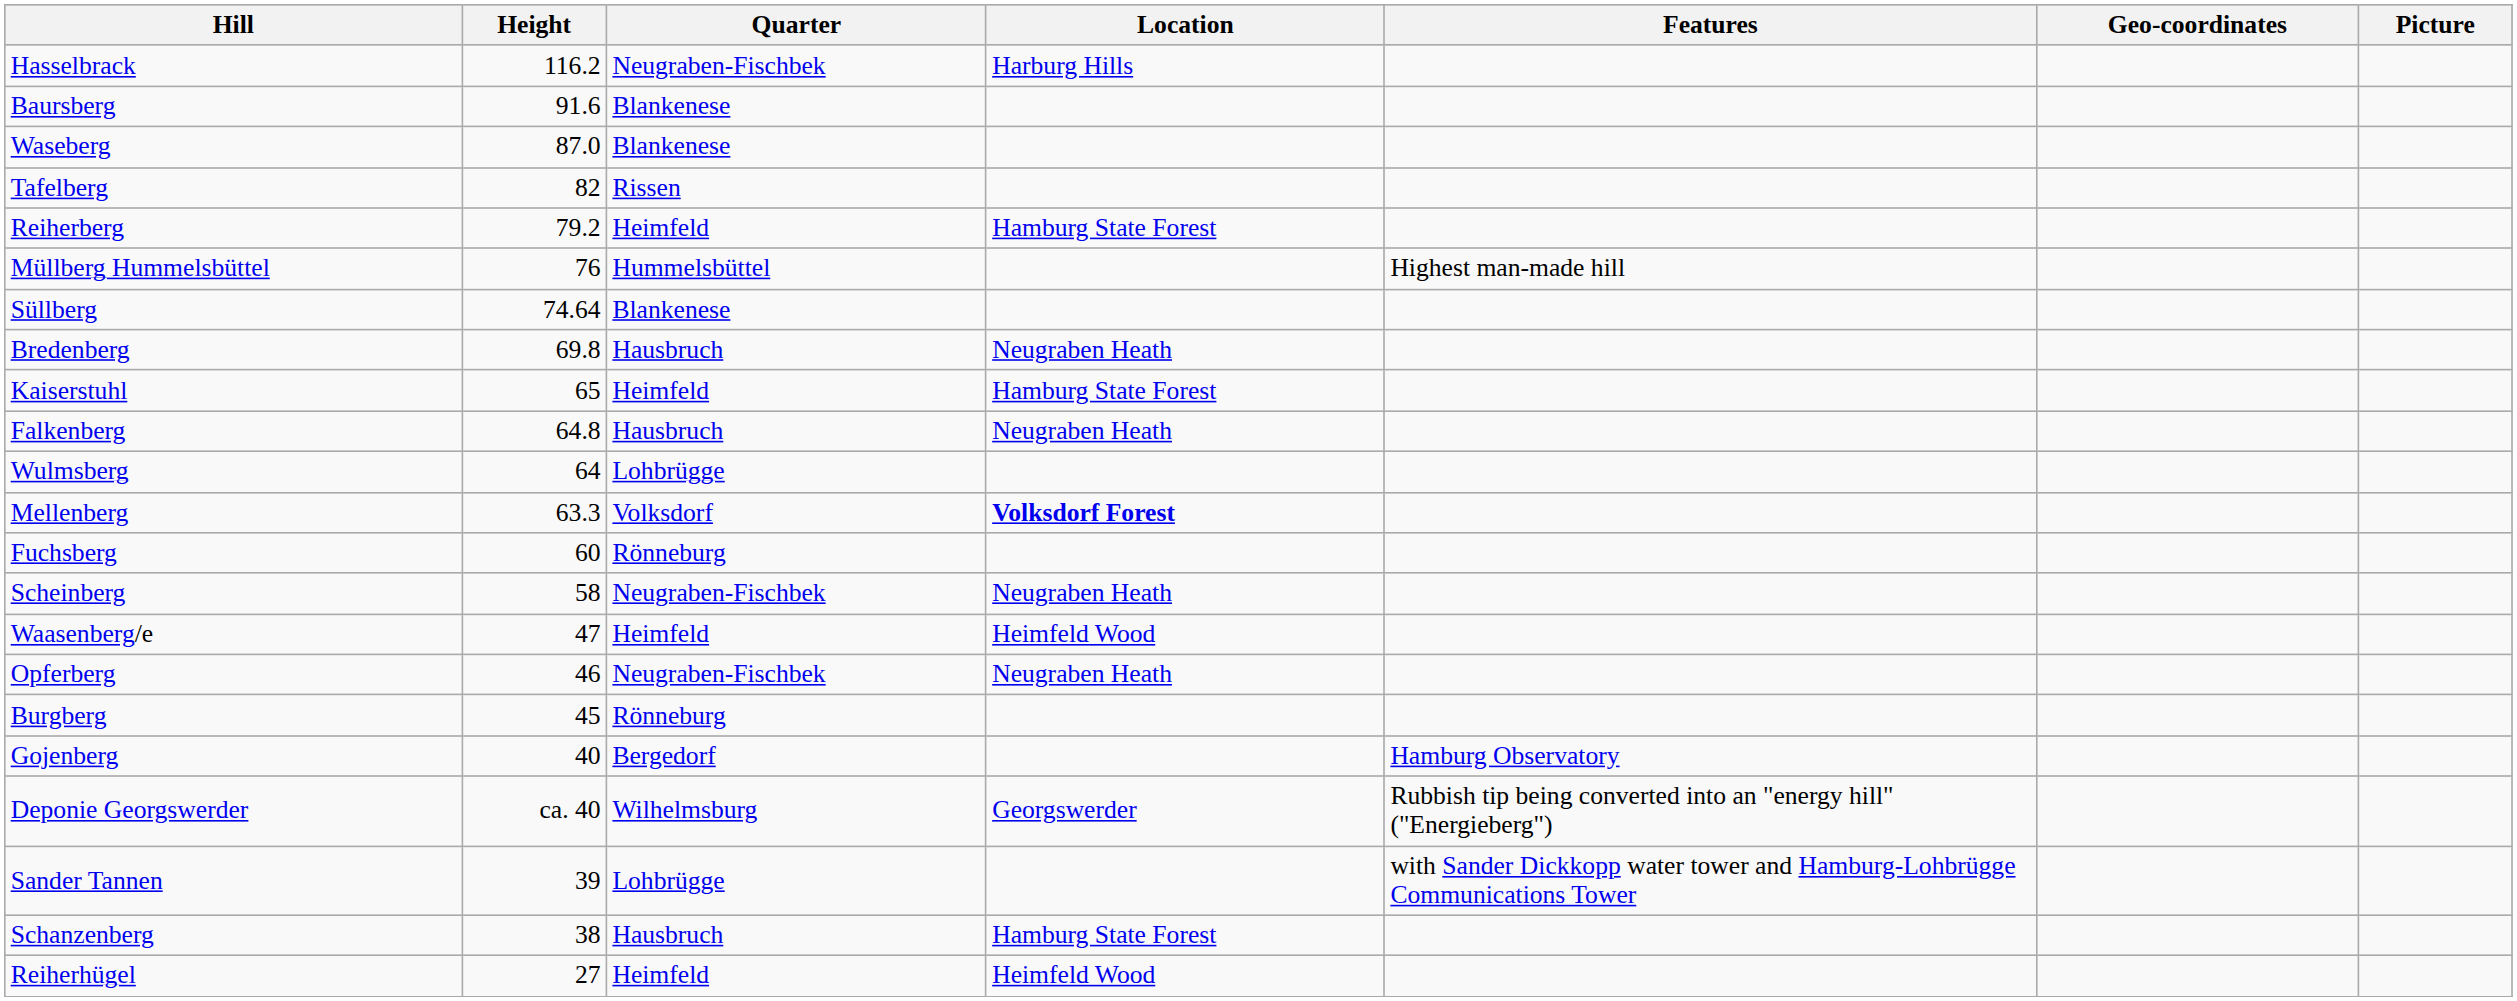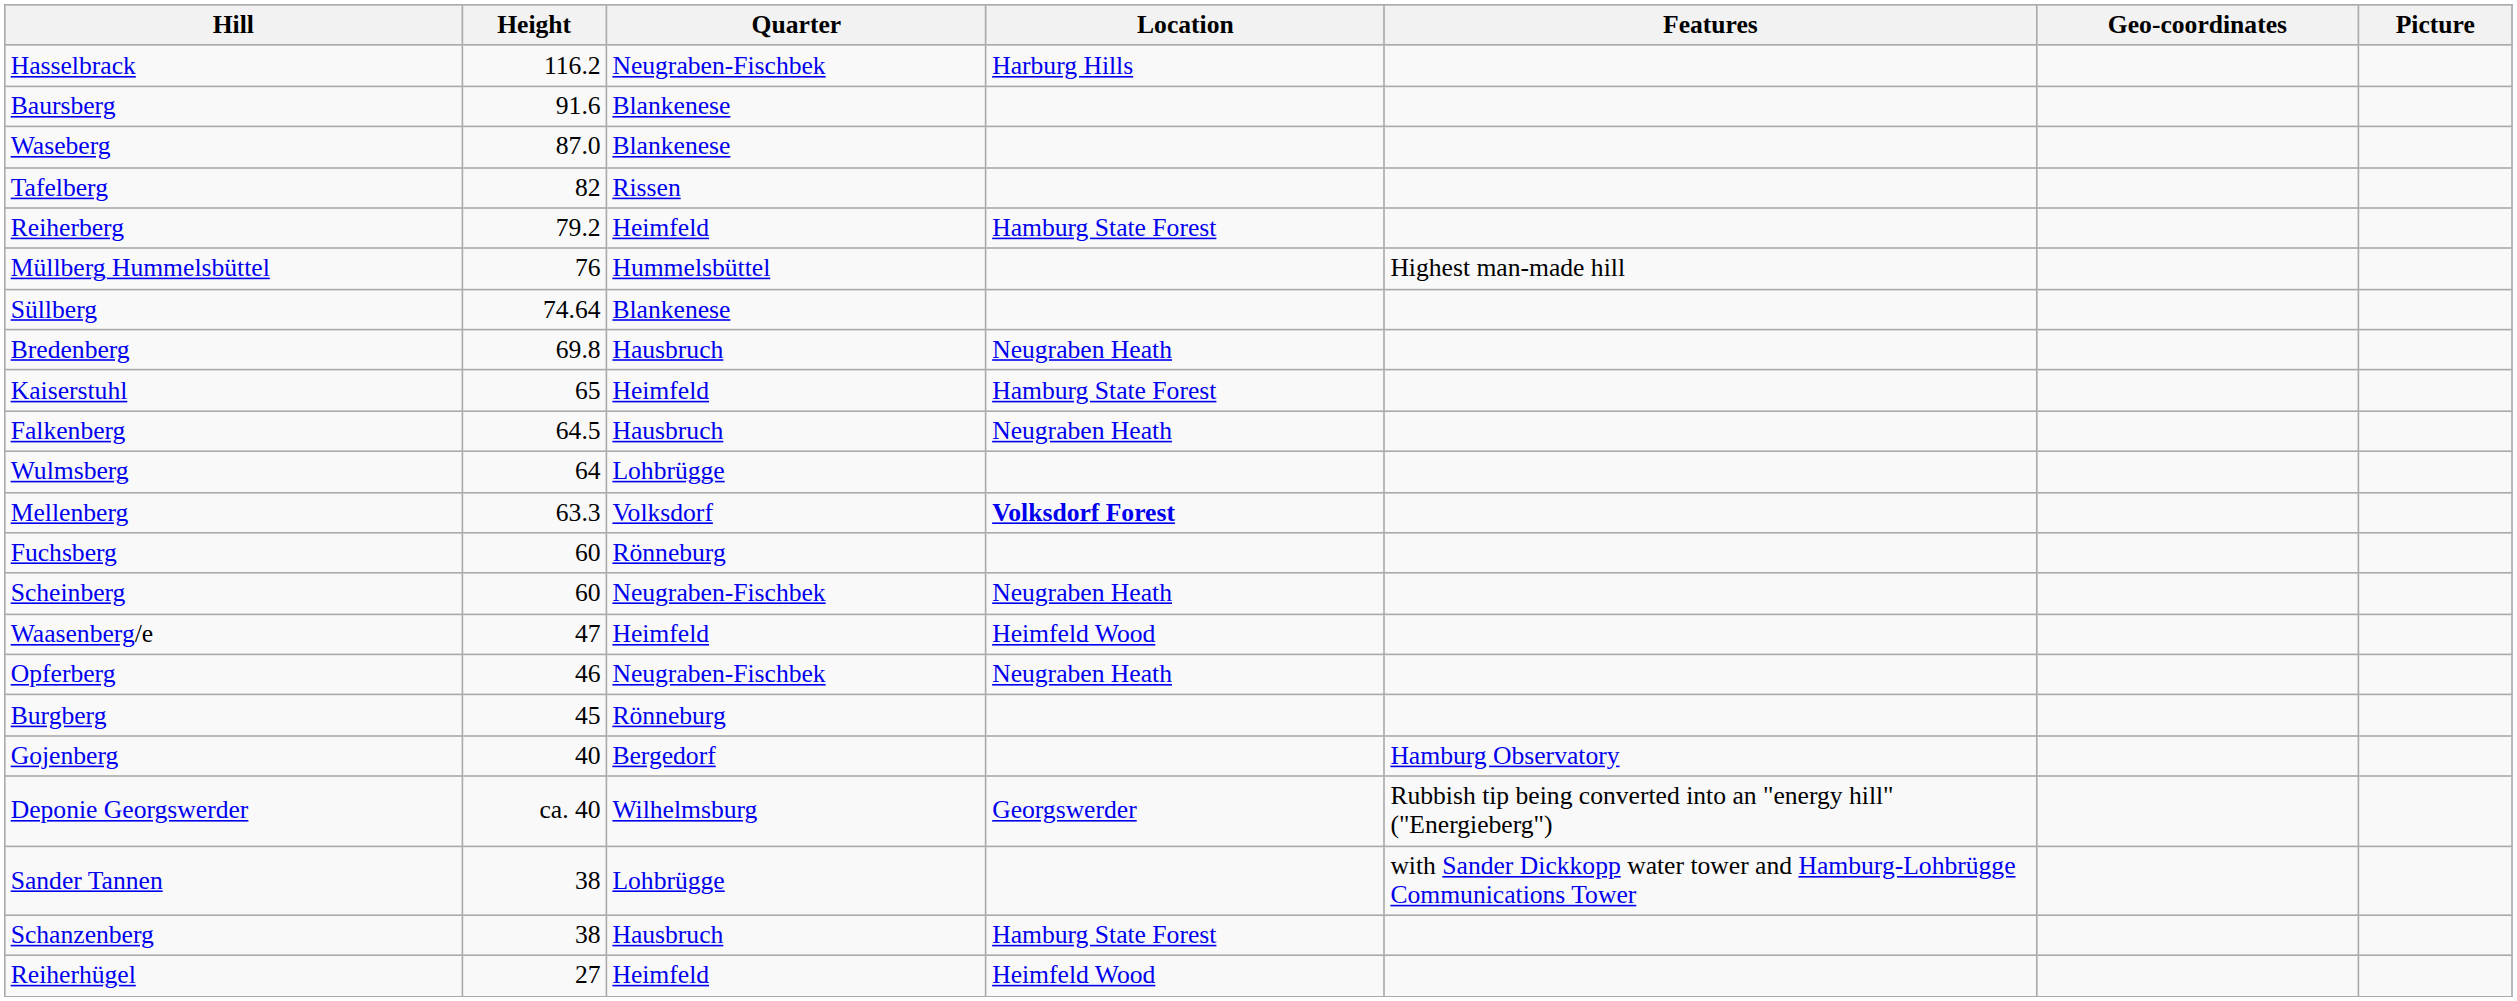(578, 430) 64.8 -> (578, 430) 64.5
(588, 593) 58 -> (588, 593) 60
(588, 880) 39 -> (588, 880) 38
